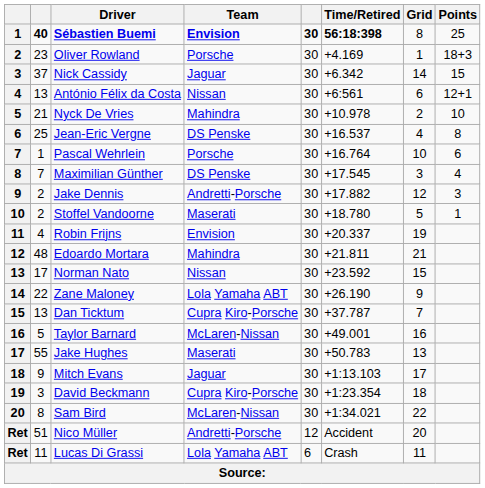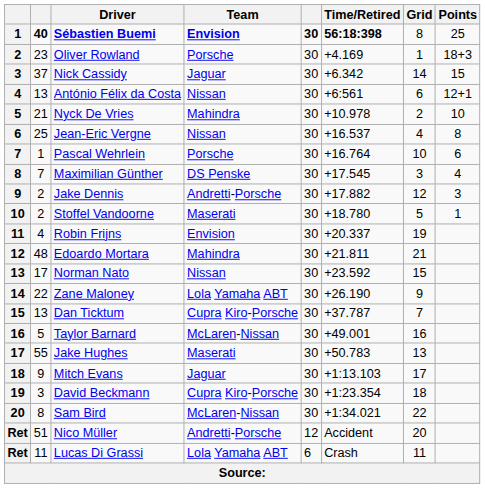(219, 134) DS Penske -> (206, 134) Nissan
